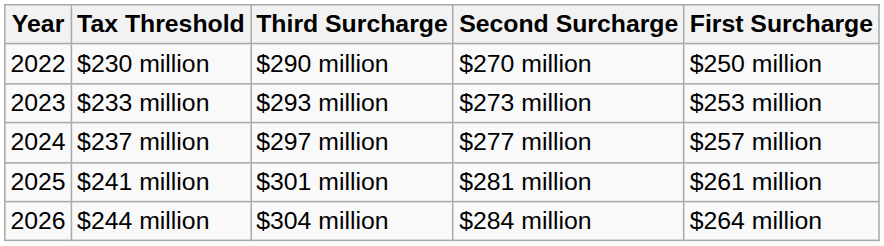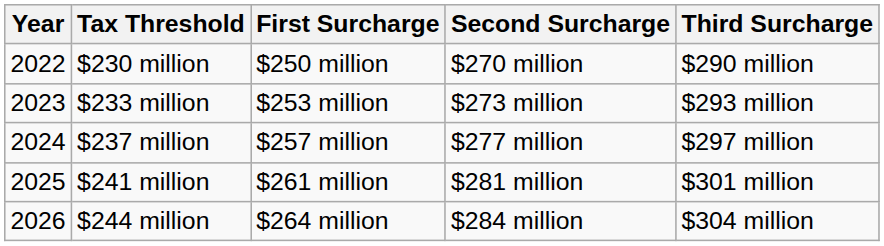columns swapped: (781, 24) <-> (352, 24)
